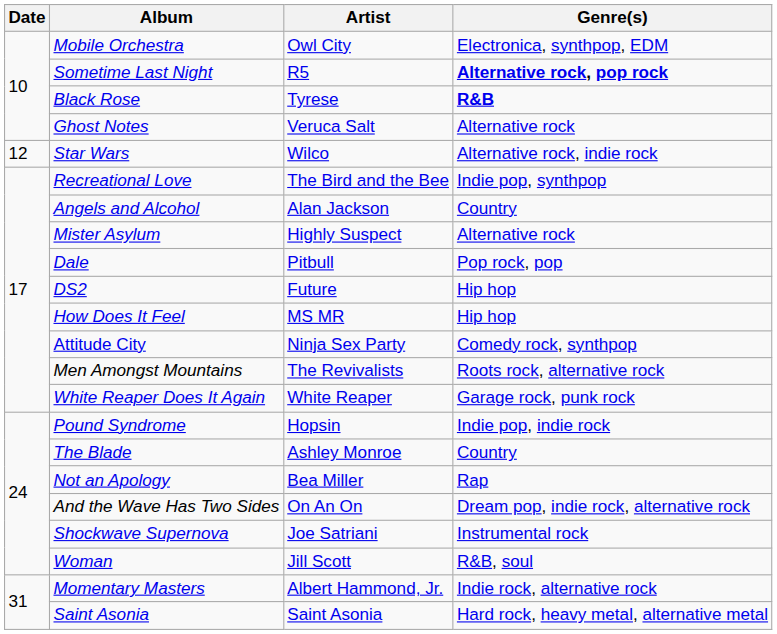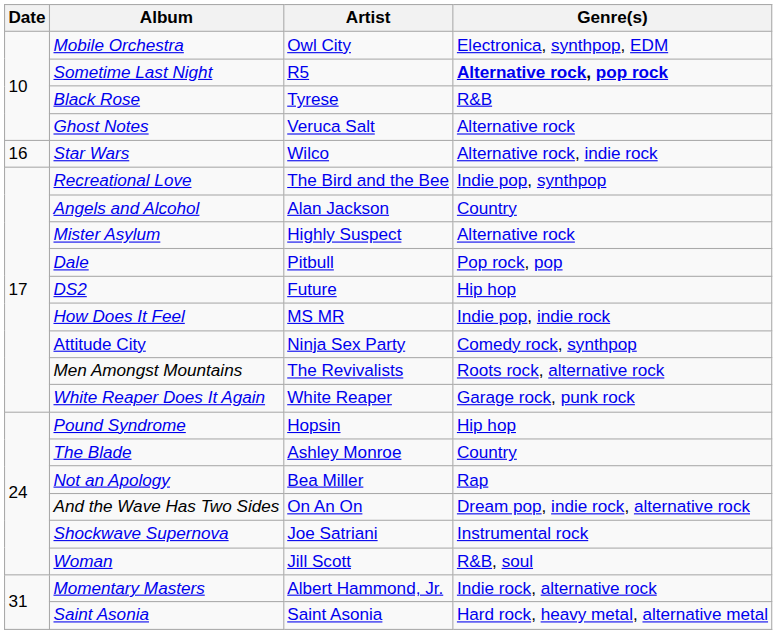(475, 99) bold -> (475, 99) normal
(18, 153) 12 -> (18, 153) 16
(486, 316) Hip hop -> (534, 316) Indie pop, indie rock
(534, 425) Indie pop, indie rock -> (486, 425) Hip hop
